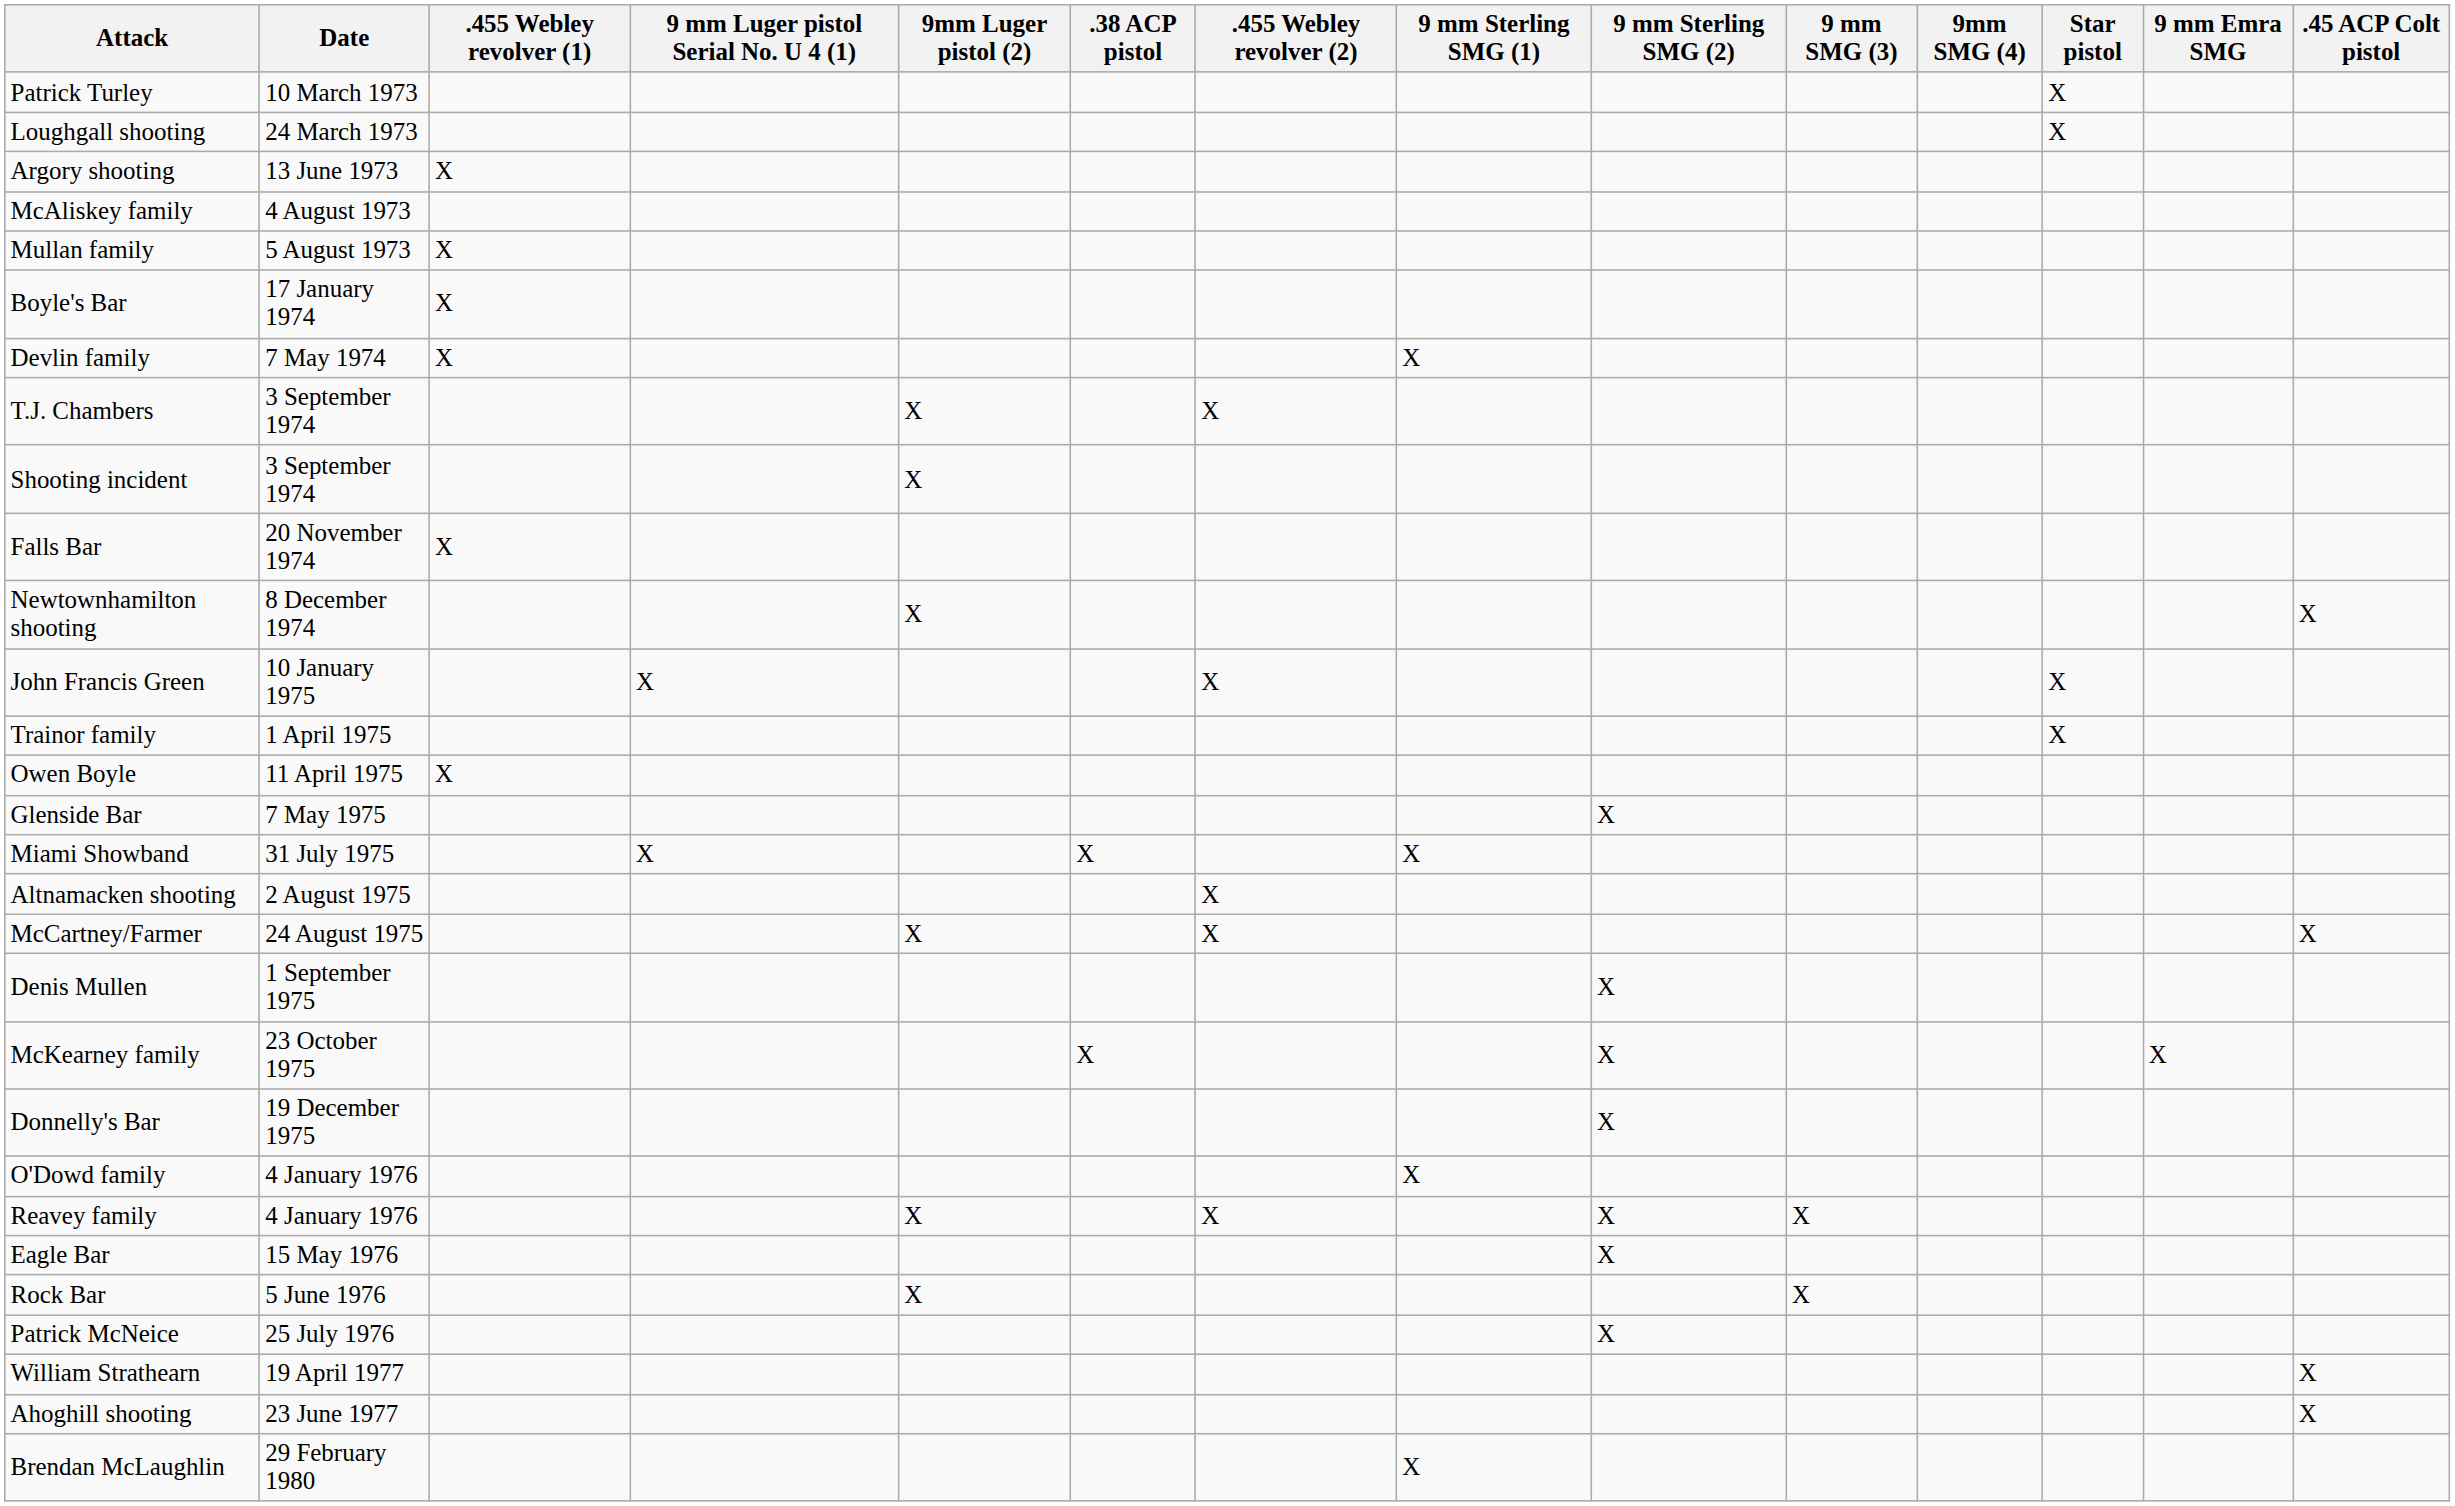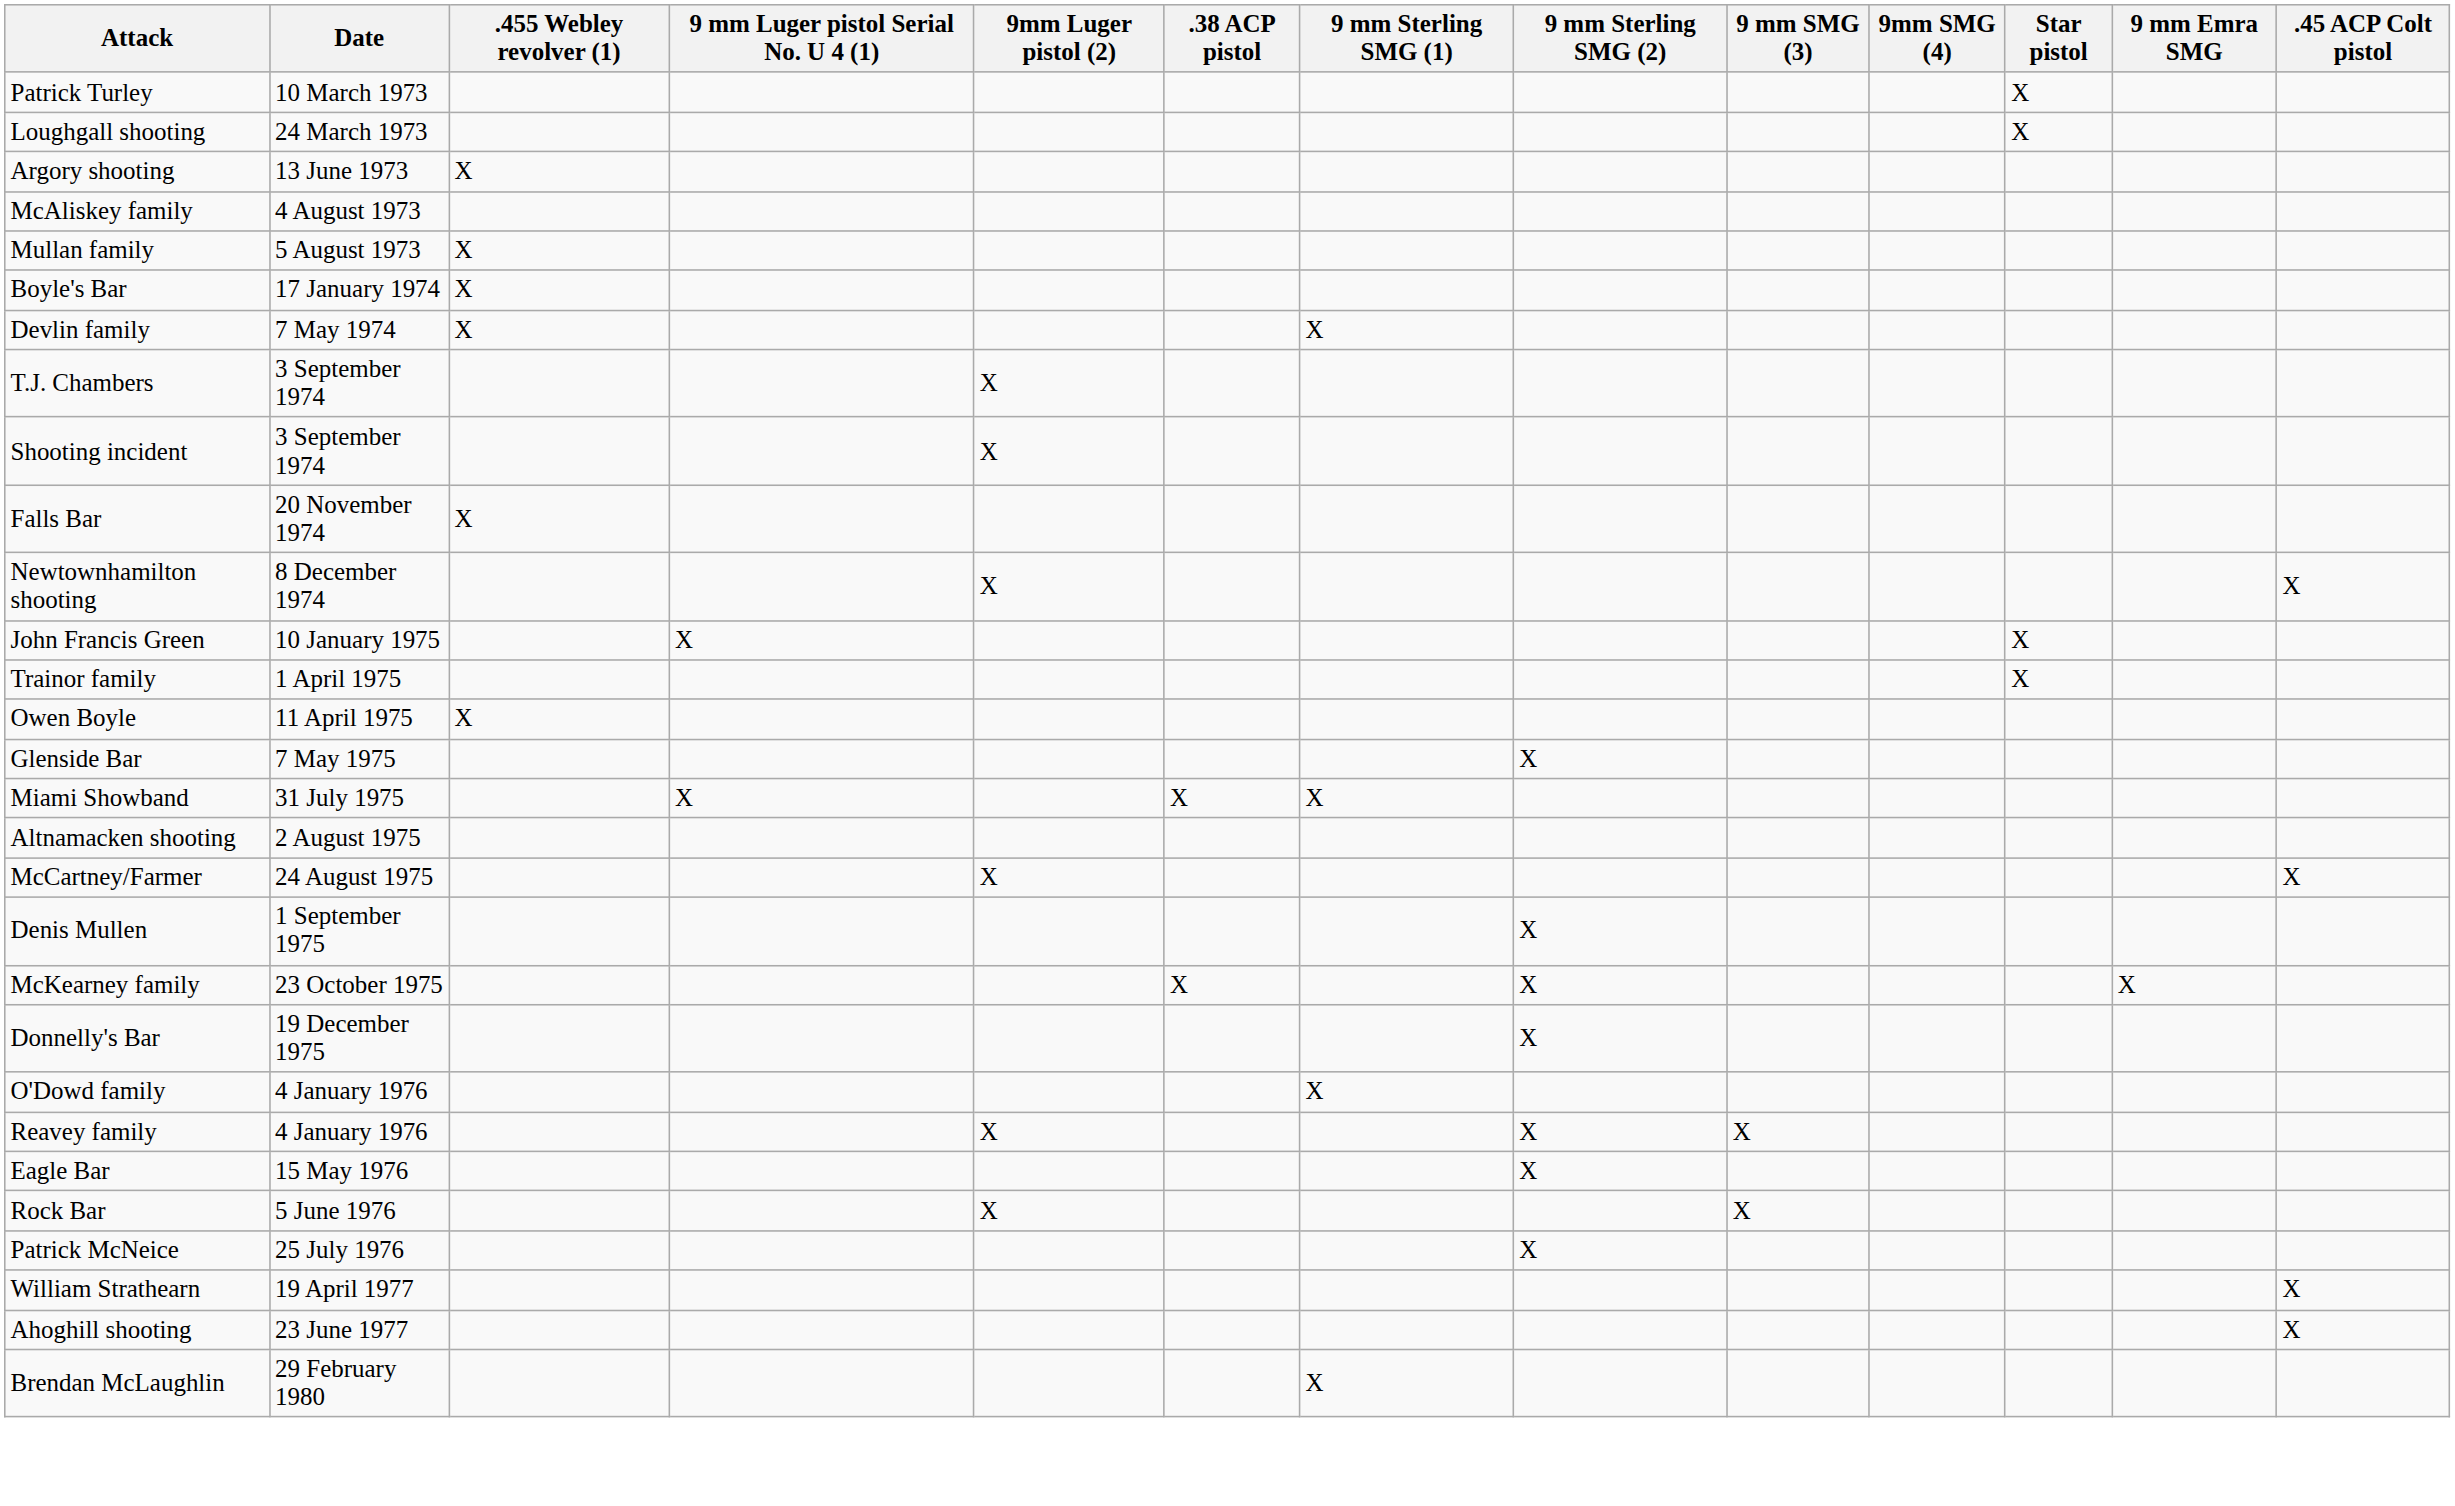- column: (1296, 38)
